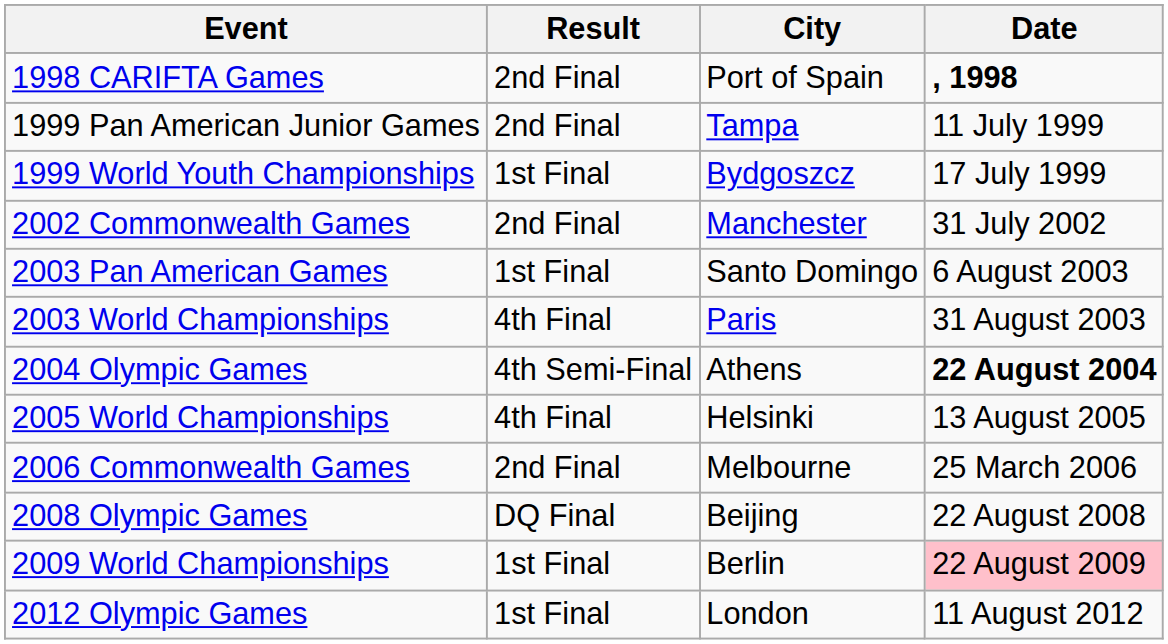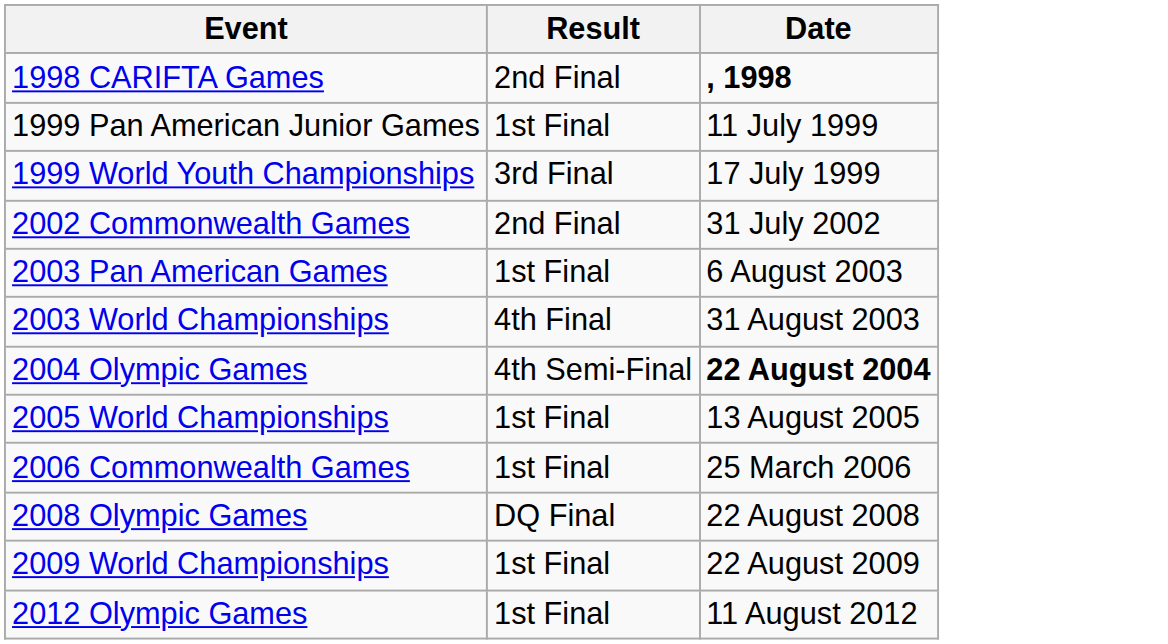- column: (812, 28)
(557, 126) 2nd Final -> (552, 126) 1st Final
(552, 175) 1st Final -> (554, 175) 3rd Final
(553, 418) 4th Final -> (552, 418) 1st Final
(557, 467) 2nd Final -> (552, 467) 1st Final
(1039, 564) pink background -> (813, 564) no background
